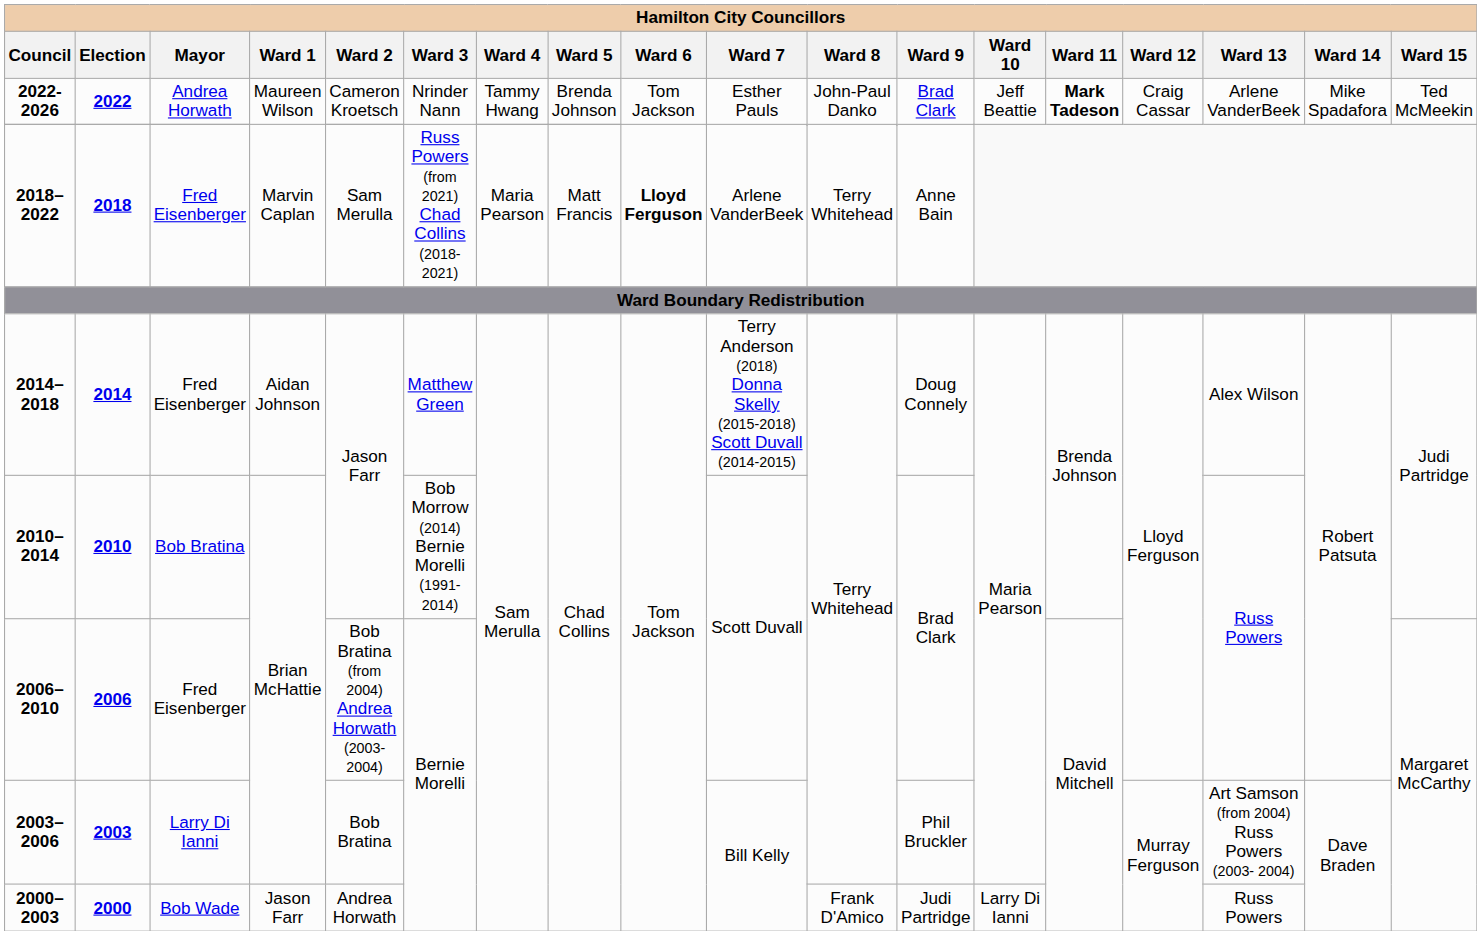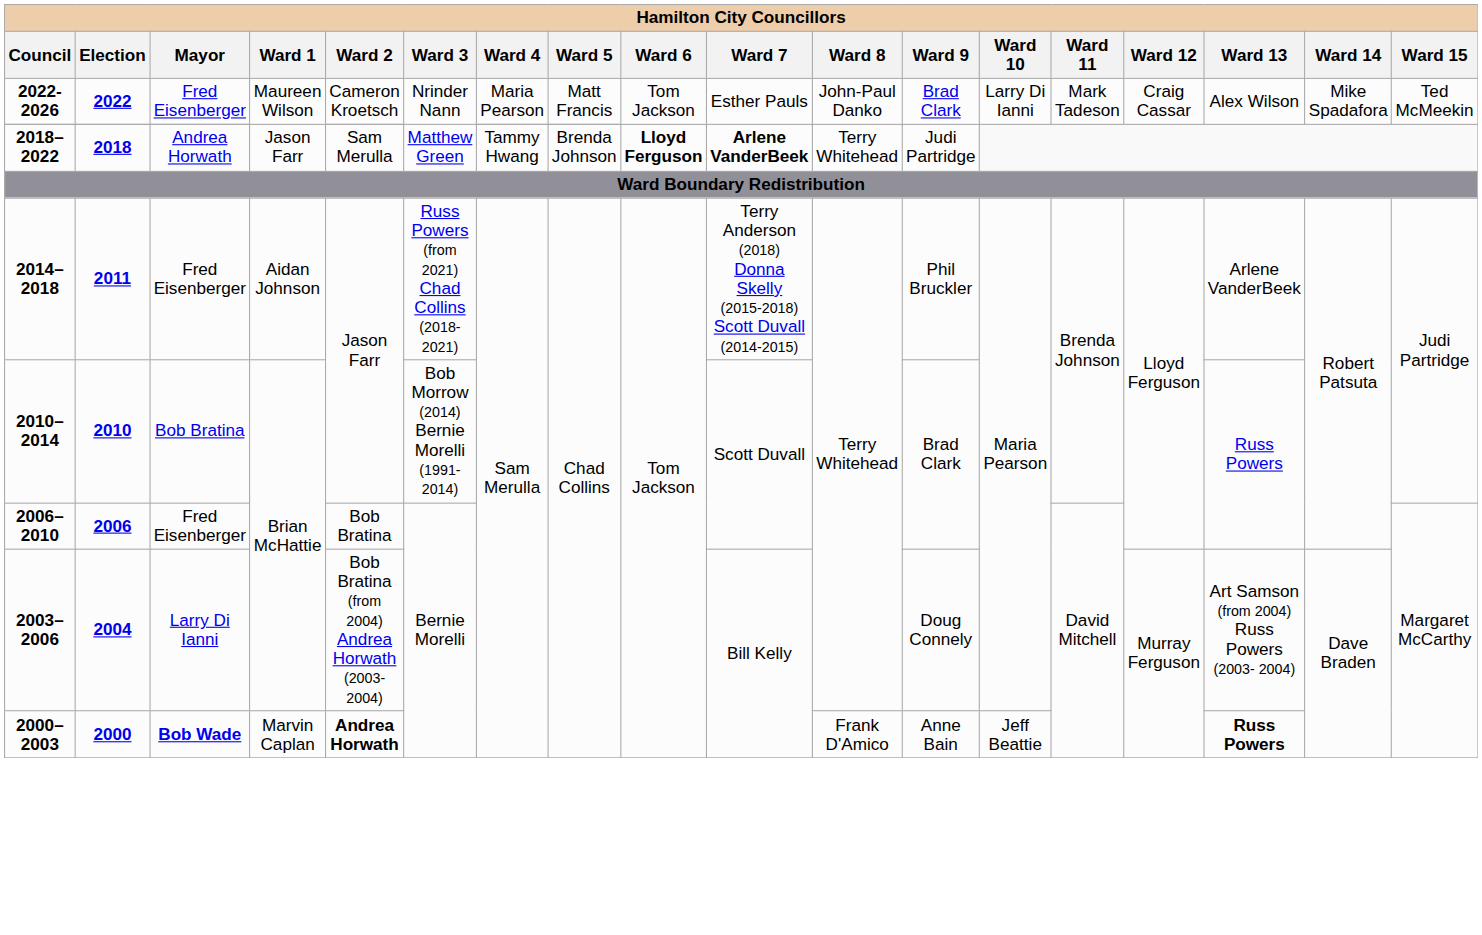(200, 101) Andrea Horwath -> (200, 101) Fred Eisenberger
(512, 101) Tammy Hwang -> (512, 101) Maria Pearson
(584, 101) Brenda Johnson -> (584, 101) Matt Francis
(1010, 101) Jeff Beattie -> (1015, 101) Larry Di Ianni
(1085, 101) bold -> (1087, 101) normal
(1254, 101) Arlene VanderBeek -> (1254, 101) Alex Wilson
(200, 205) Fred Eisenberger -> (200, 147) Andrea Horwath
(288, 205) Marvin Caplan -> (288, 147) Jason Farr
(440, 205) Russ Powers (from 2021) Chad Collins (2018-2021) -> (440, 147) Matthew Green
(512, 205) Maria Pearson -> (512, 147) Tammy Hwang
(584, 205) Matt Francis -> (584, 147) Brenda Johnson
(757, 205) normal -> (759, 147) bold
(936, 205) Anne Bain -> (941, 147) Judi Partridge
(112, 394) 2014 -> (112, 279) 2011
(440, 394) Matthew Green -> (440, 279) Russ Powers (from 2021) Chad Collins (2018-2021)
(936, 394) Doug Connely -> (941, 279) Phil Bruckler
(1254, 394) Alex Wilson -> (1254, 279) Arlene VanderBeek
(365, 699) Bob Bratina (from 2004) Andrea Horwath (2003-2004) -> (365, 525) Bob Bratina
(112, 832) 2003 -> (112, 630) 2004
(365, 832) Bob Bratina -> (365, 630) Bob Bratina (from 2004) Andrea Horwath (2003-2004)
(936, 832) Phil Bruckler -> (941, 630) Doug Connely
(200, 907) normal -> (200, 734) bold
(288, 907) Jason Farr -> (288, 734) Marvin Caplan
(365, 907) normal -> (365, 734) bold
(936, 907) Judi Partridge -> (941, 734) Anne Bain
(1010, 907) Larry Di Ianni -> (1015, 734) Jeff Beattie
(1254, 907) normal -> (1254, 734) bold
